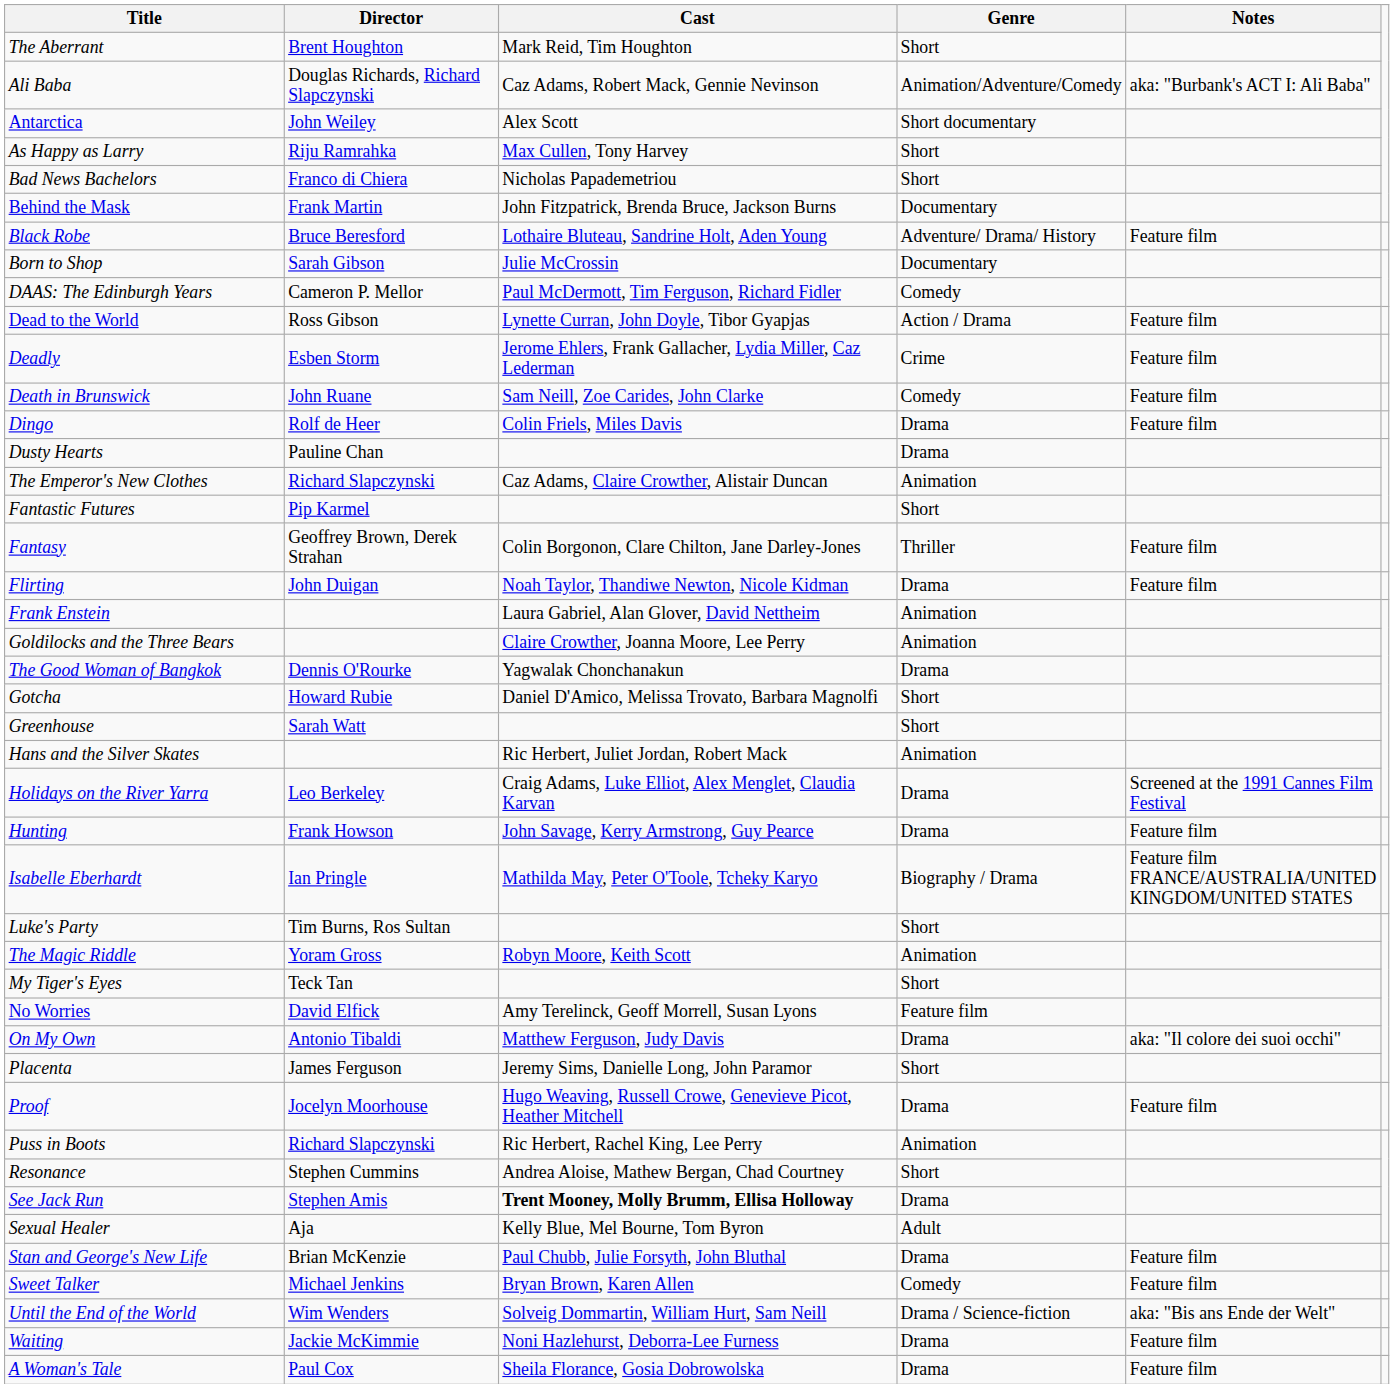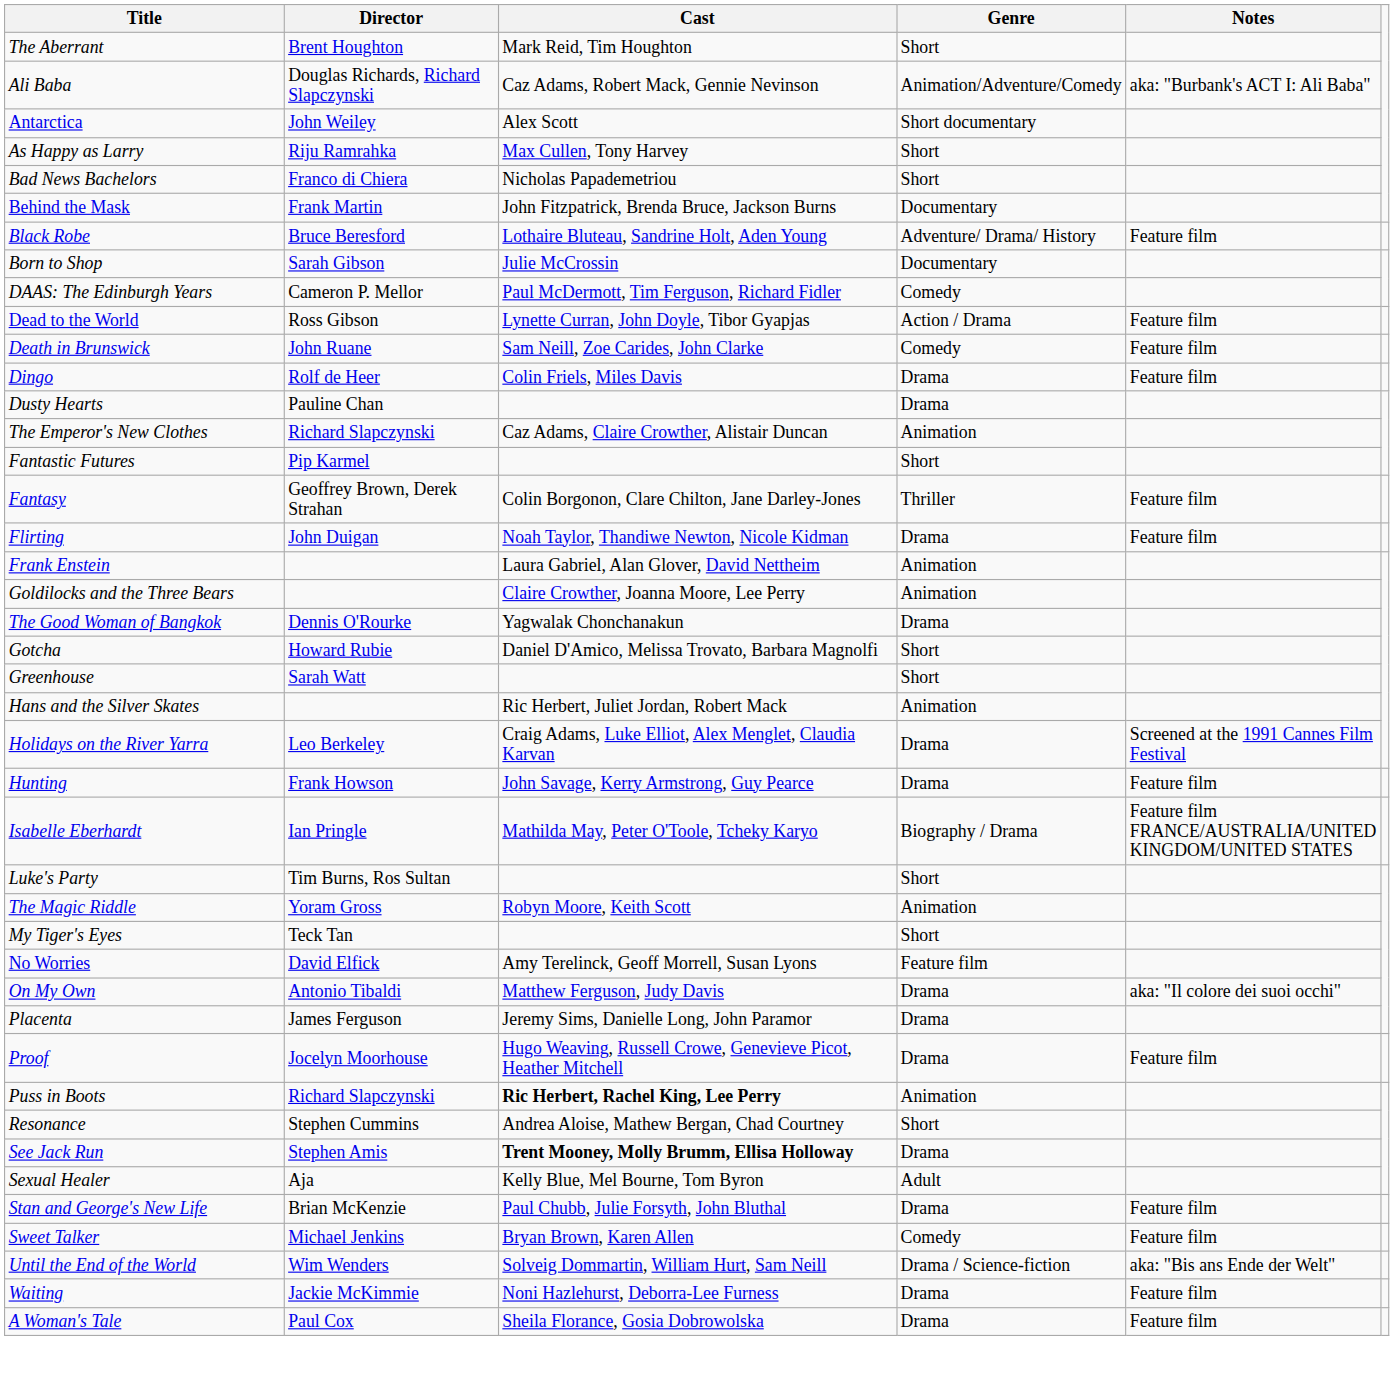- row: (34, 358)
(920, 1067) Short -> (925, 1019) Drama
(632, 1144) normal -> (642, 1096) bold
